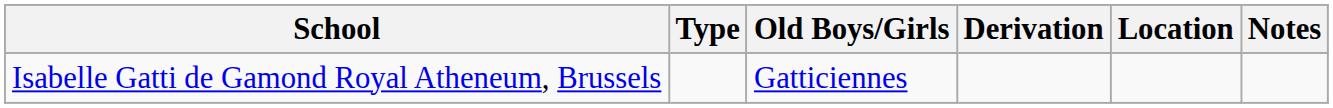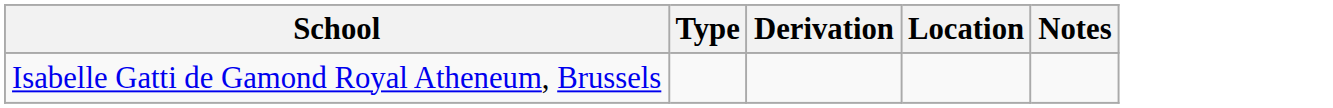- column: (852, 28)
